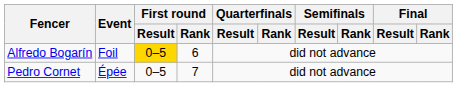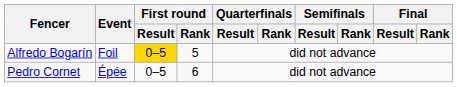(195, 53) 6 -> (195, 53) 5
(195, 72) 7 -> (195, 72) 6
